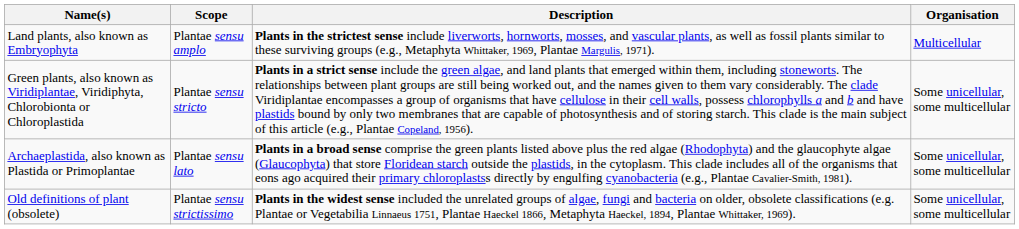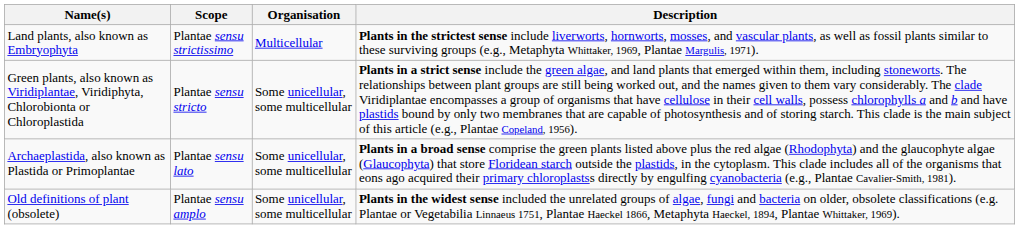columns swapped: (962, 14) <-> (581, 14)
(209, 42) Plantae sensu amplo -> (209, 42) Plantae sensu strictissimo
(209, 206) Plantae sensu strictissimo -> (209, 206) Plantae sensu amplo
